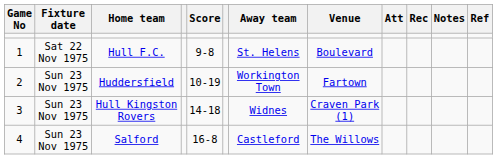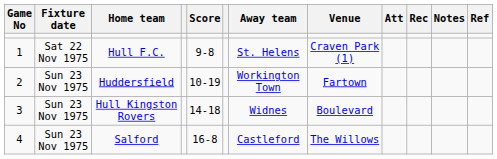(345, 53) Boulevard -> (345, 53) Craven Park (1)
(345, 111) Craven Park (1) -> (345, 111) Boulevard
